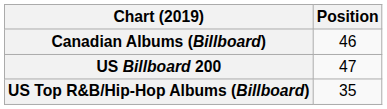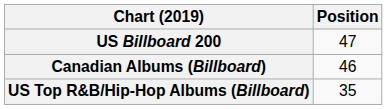rows swapped: (159, 41) <-> (159, 66)
